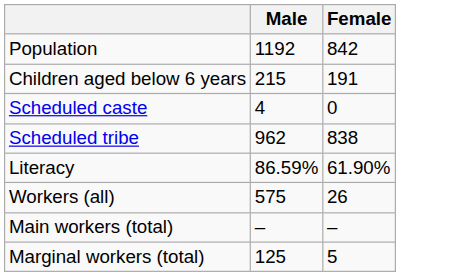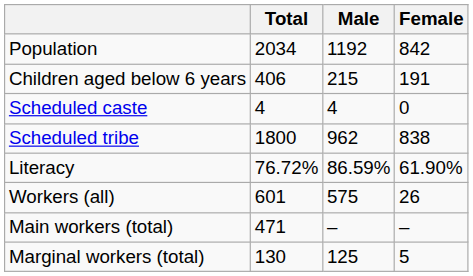+ column: (287, 19)
